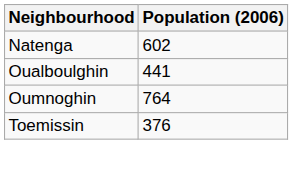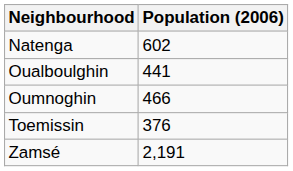(157, 98) 764 -> (157, 98) 466
+ row: (34, 152)
